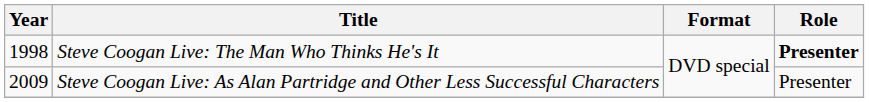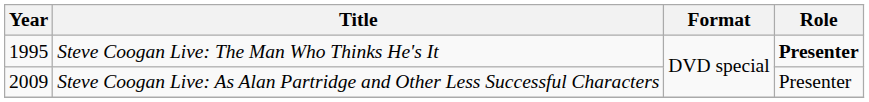(29, 50) 1998 -> (29, 50) 1995
